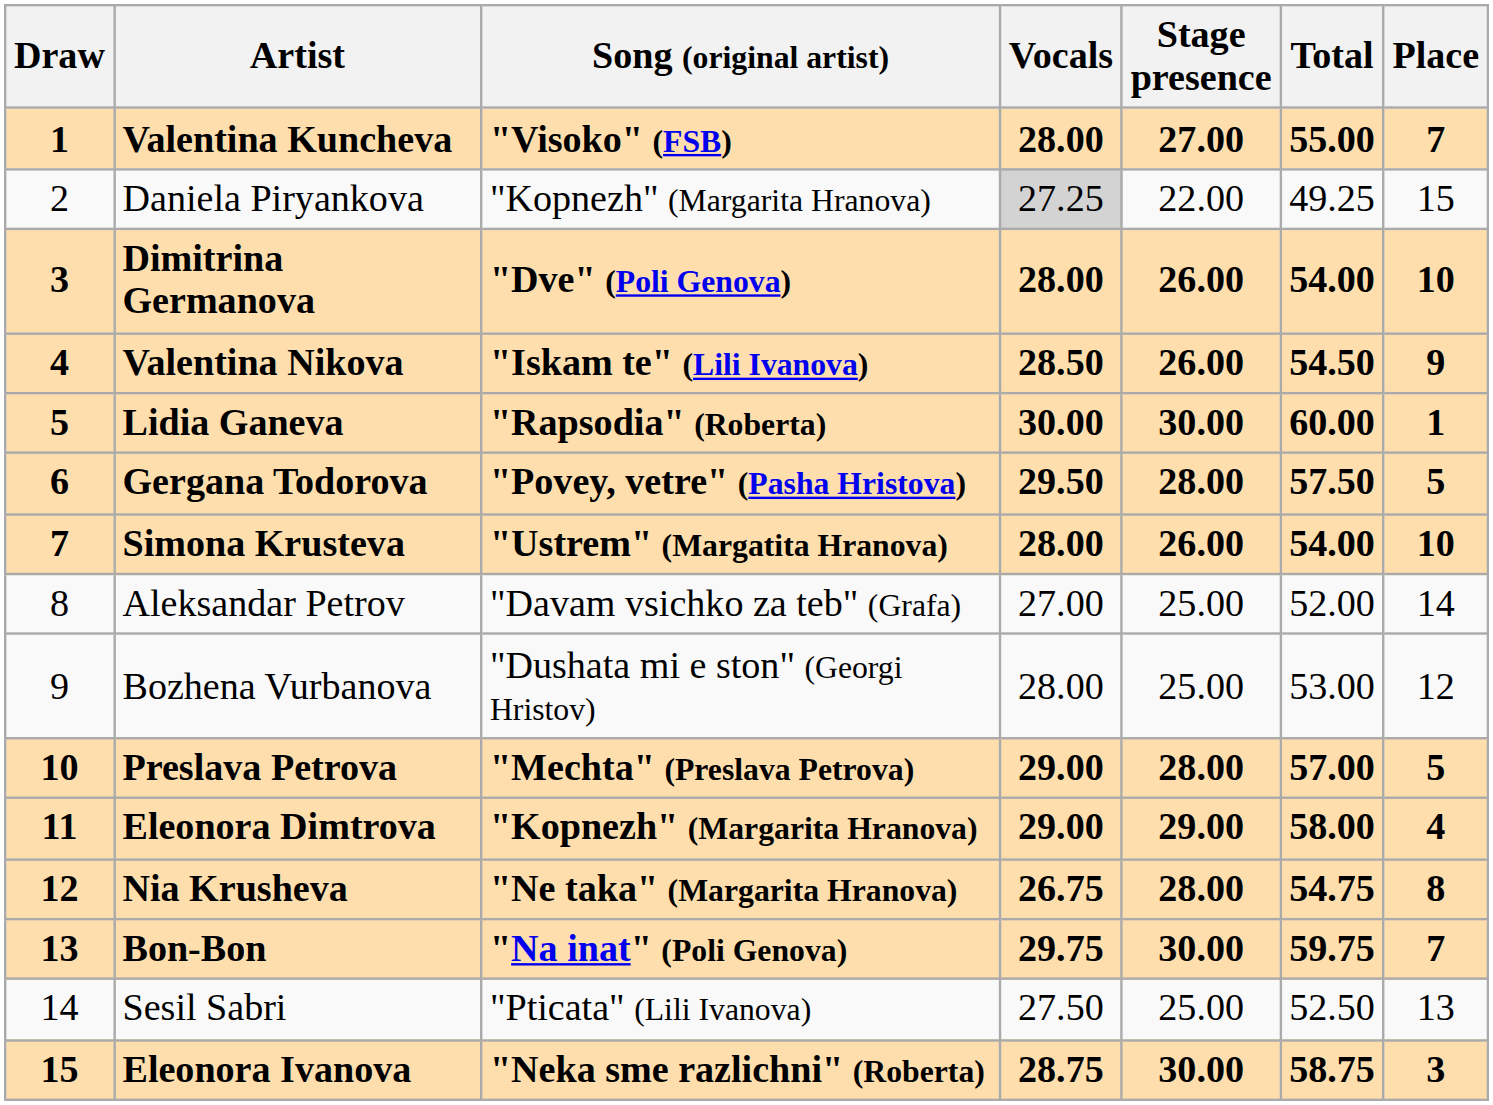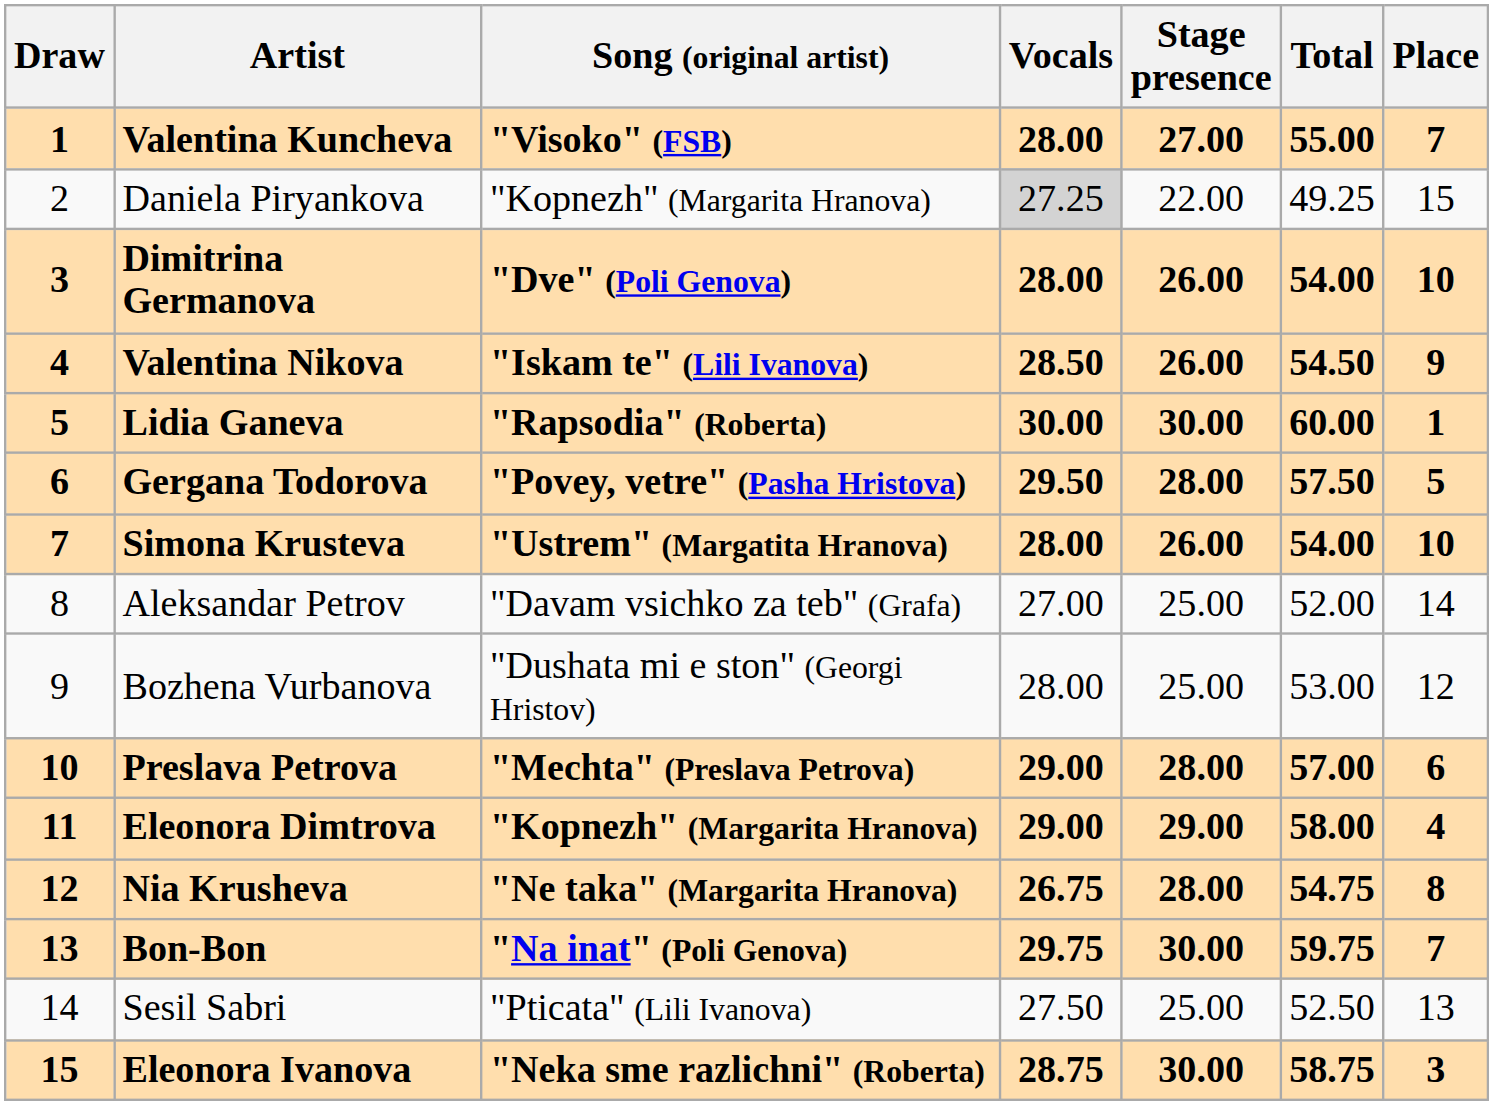(1436, 767) 5 -> (1436, 767) 6
